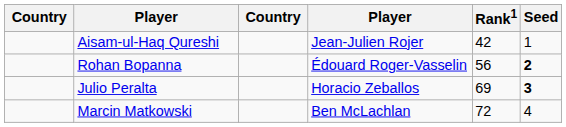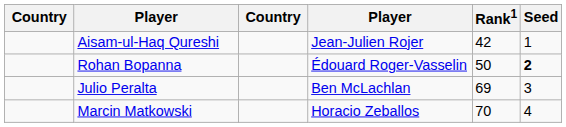(483, 65) 56 -> (483, 65) 50
(365, 88) Horacio Zeballos -> (361, 88) Ben McLachlan
(528, 88) bold -> (528, 88) normal
(361, 111) Ben McLachlan -> (365, 111) Horacio Zeballos
(483, 111) 72 -> (483, 111) 70
